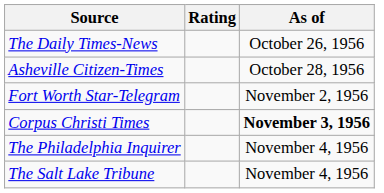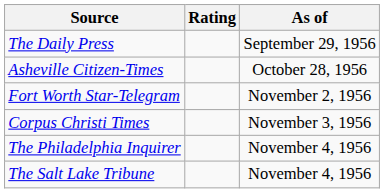+ row: (61, 43)
- row: (83, 43)
(307, 122) bold -> (310, 122) normal
